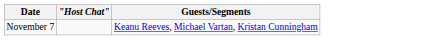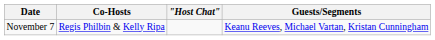+ column: (112, 12)
